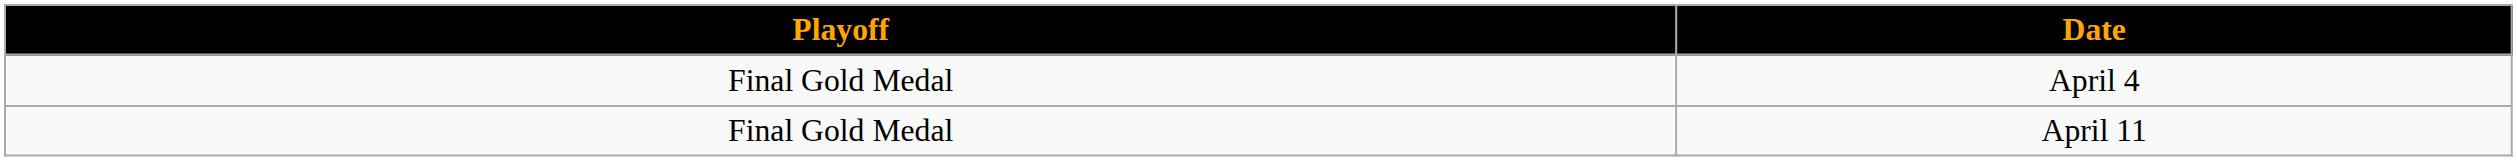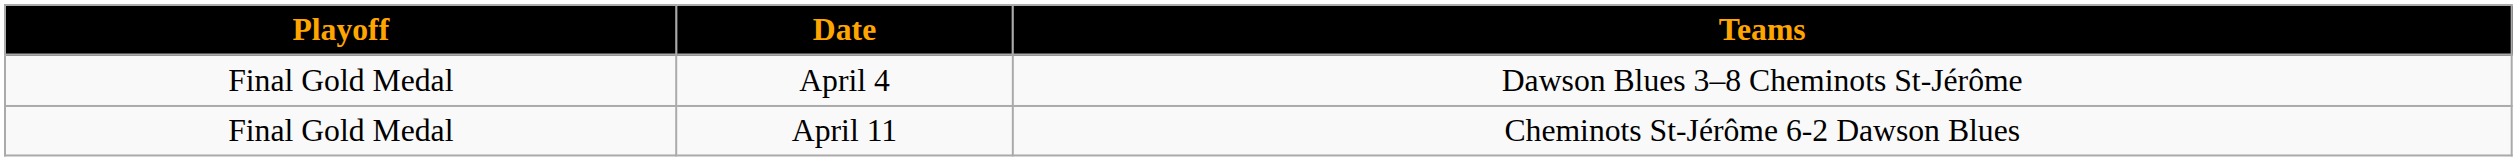+ column: (1762, 29)
